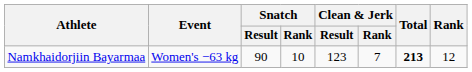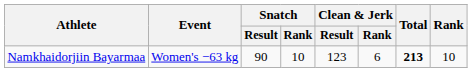(377, 57) 7 -> (377, 57) 6
(449, 57) 12 -> (449, 57) 10
